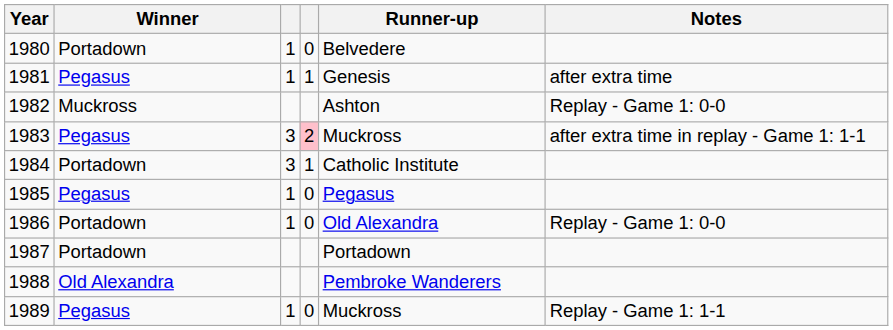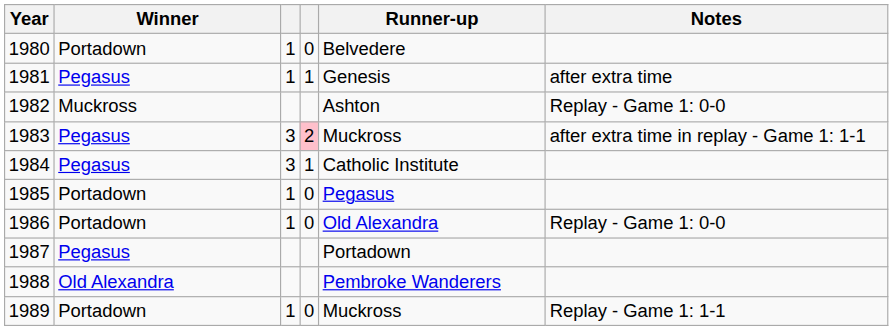(102, 164) Portadown -> (94, 164) Pegasus
(94, 194) Pegasus -> (102, 194) Portadown
(102, 252) Portadown -> (94, 252) Pegasus
(94, 310) Pegasus -> (102, 310) Portadown
